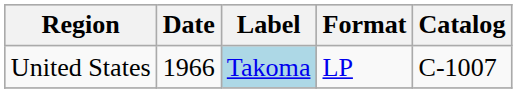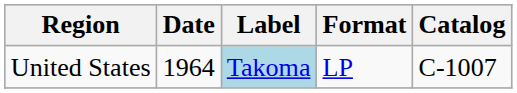(189, 66) 1966 -> (189, 66) 1964
